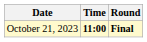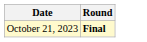- column: (94, 12)
